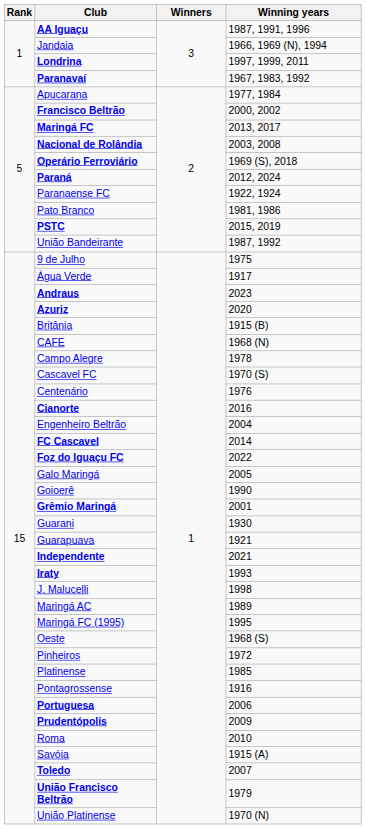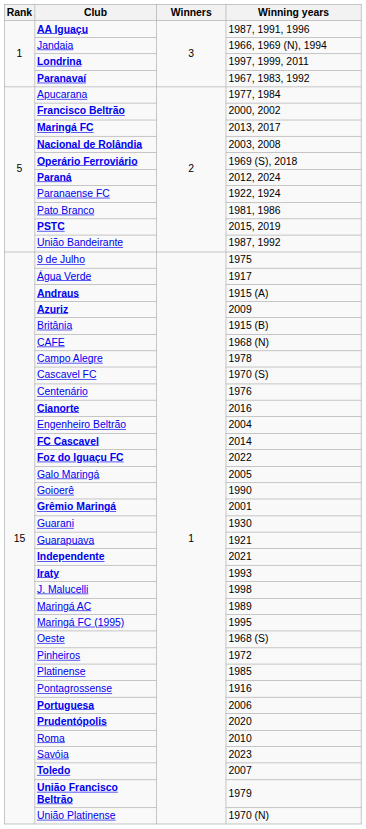(240, 293) 2023 -> (248, 293) 1915 (A)
(240, 309) 2020 -> (240, 309) 2009
(240, 721) 2009 -> (240, 721) 2020
(248, 754) 1915 (A) -> (240, 754) 2023
